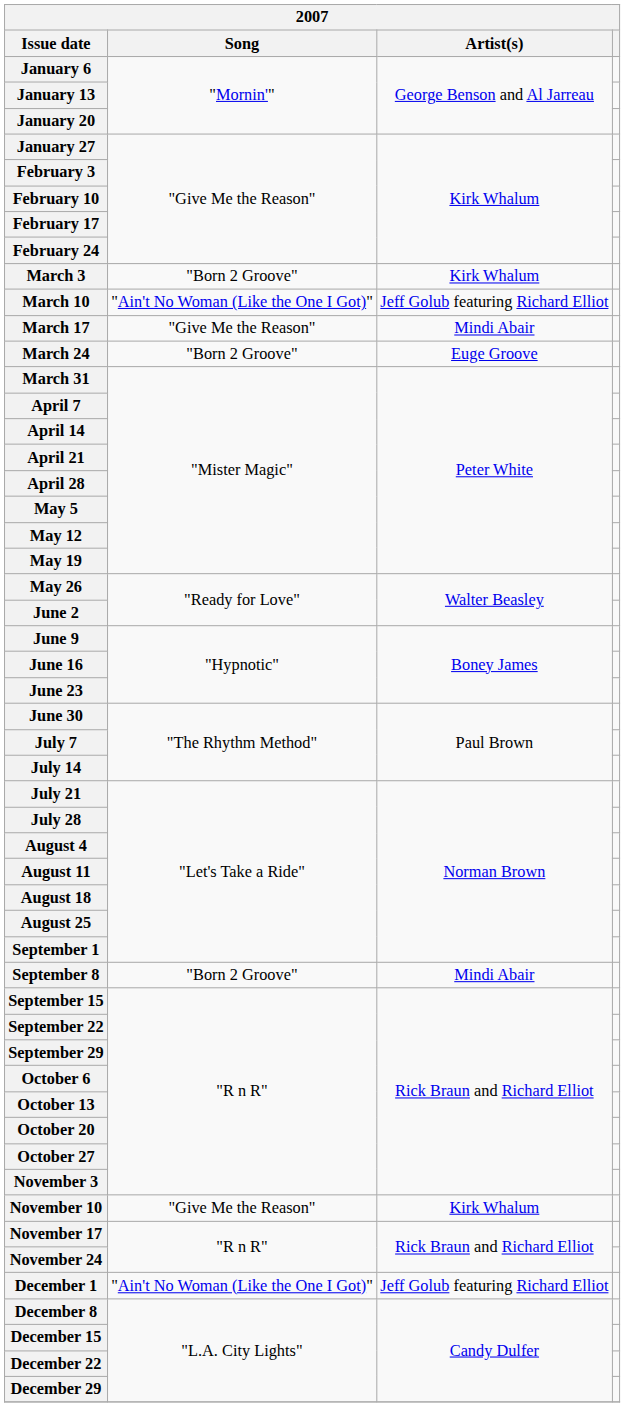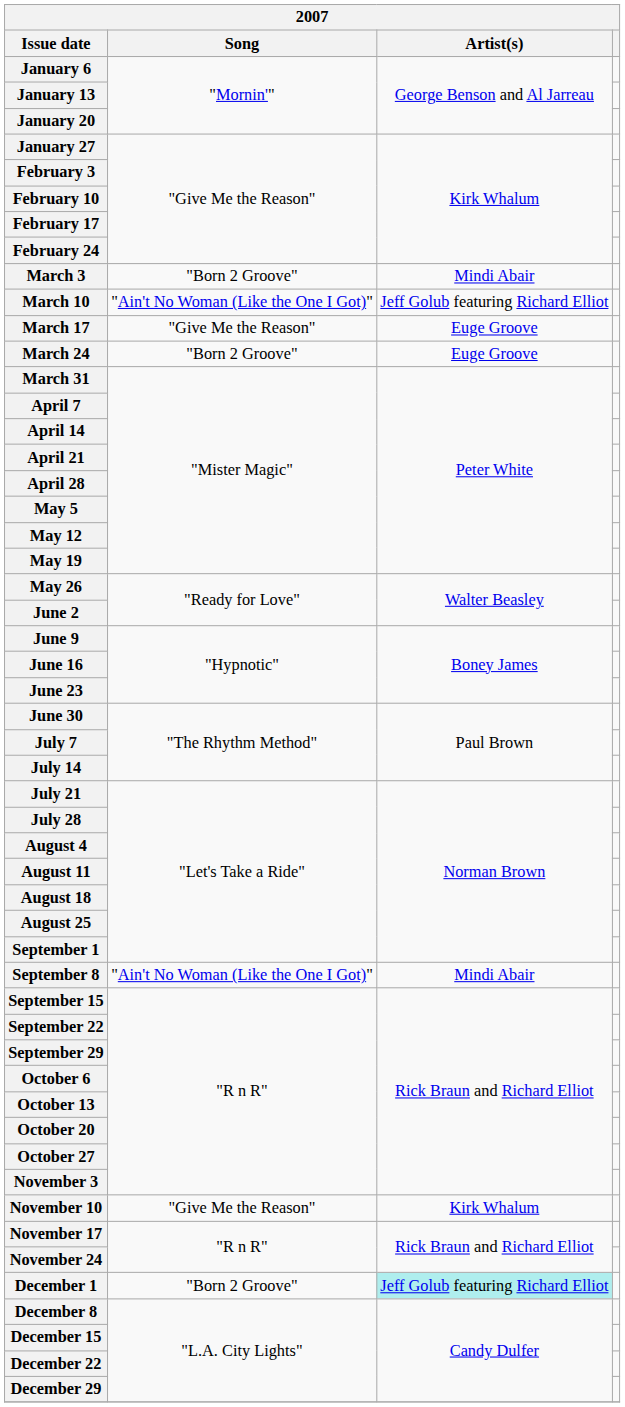(494, 276) Kirk Whalum -> (494, 276) Mindi Abair
(494, 328) Mindi Abair -> (494, 328) Euge Groove
(242, 975) "Born 2 Groove" -> (242, 975) "Ain't No Woman (Like the One I Got)"
(242, 1285) "Ain't No Woman (Like the One I Got)" -> (242, 1285) "Born 2 Groove"
(494, 1285) no background -> (494, 1285) paleturquoise background
